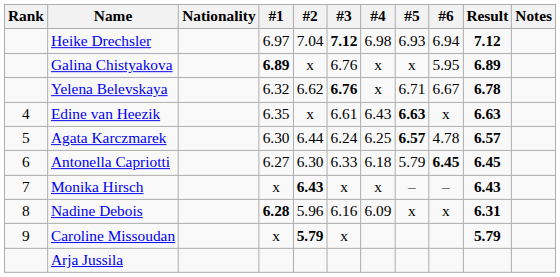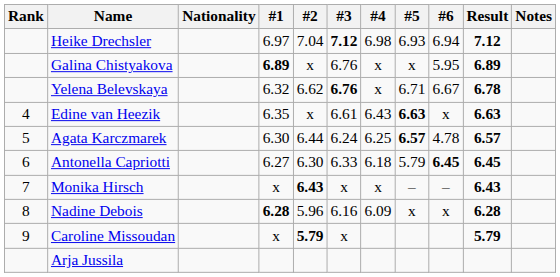(487, 211) 6.31 -> (487, 211) 6.28
